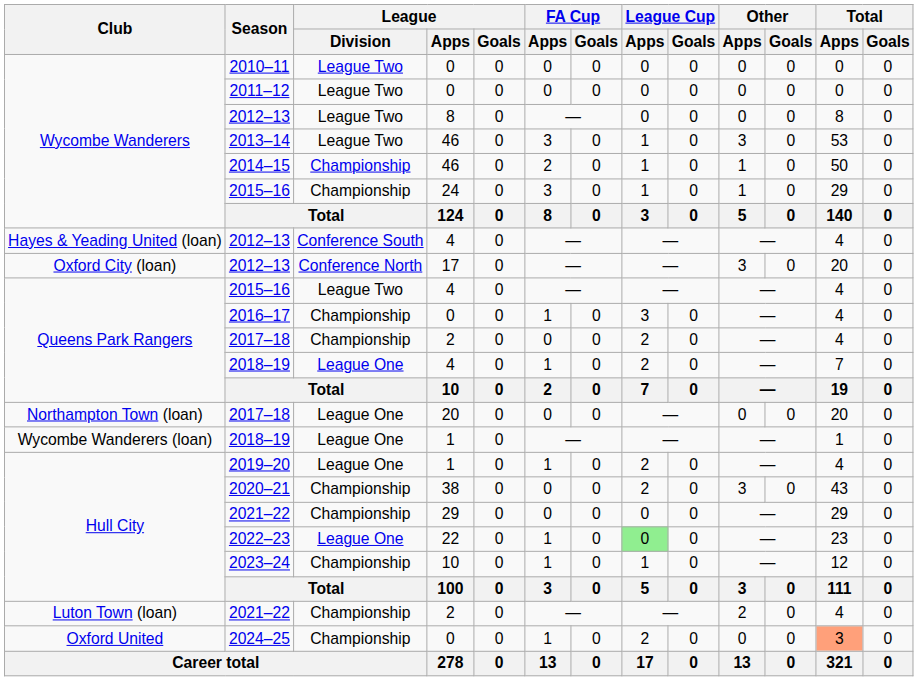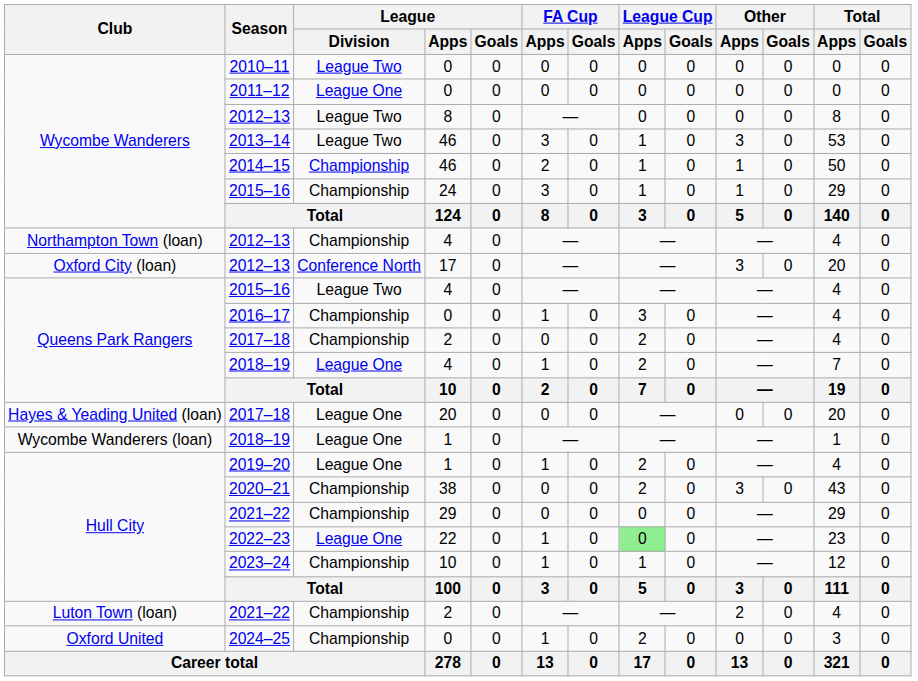(360, 91) League Two -> (359, 91) League One
(115, 240) Hayes & Yeading United (loan) -> (115, 240) Northampton Town (loan)
(360, 240) Conference South -> (359, 240) Championship
(115, 414) Northampton Town (loan) -> (115, 414) Hayes & Yeading United (loan)
(839, 638) lightsalmon background -> (837, 638) no background
